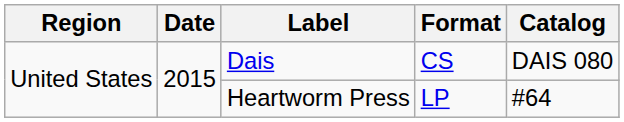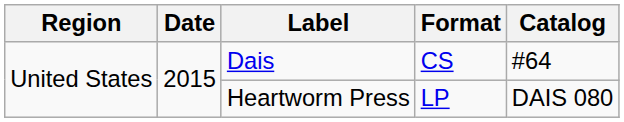(563, 60) DAIS 080 -> (532, 60) #64
(532, 98) #64 -> (563, 98) DAIS 080
